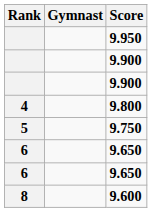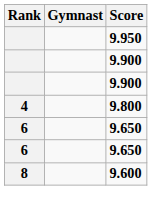- row: (24, 128)
